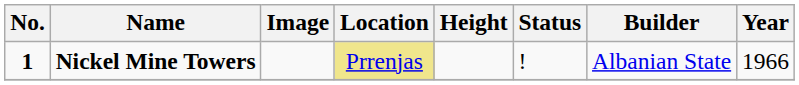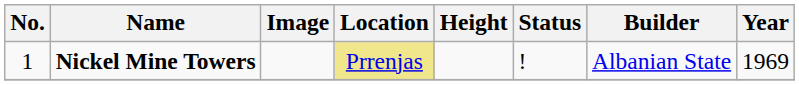(27, 60) bold -> (27, 60) normal
(766, 60) 1966 -> (766, 60) 1969
